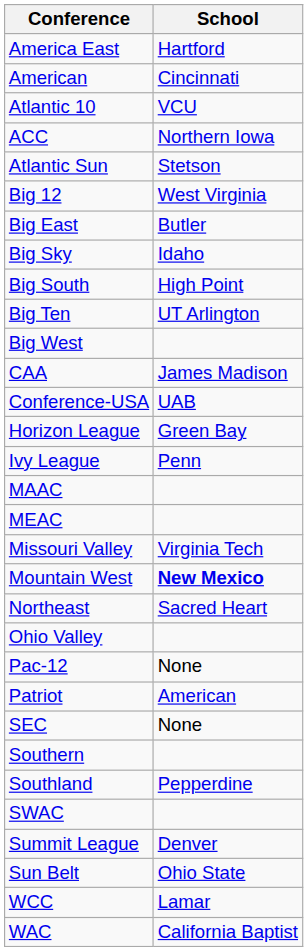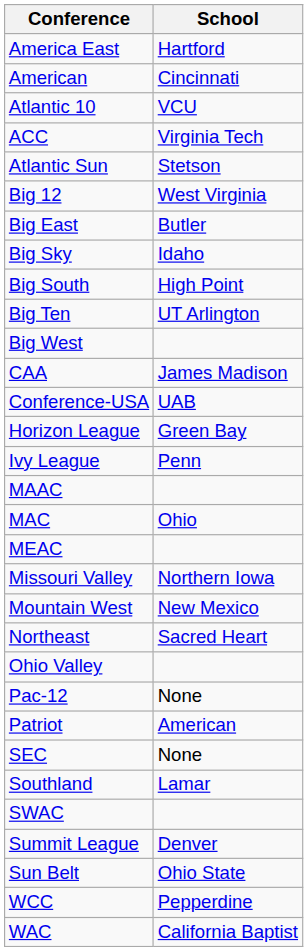(216, 136) Northern Iowa -> (211, 136) Virginia Tech
+ row: (29, 519)
(211, 549) Virginia Tech -> (216, 578) Northern Iowa
(211, 578) bold -> (208, 607) normal
- row: (47, 755)
(205, 784) Pepperdine -> (184, 784) Lamar
(184, 902) Lamar -> (205, 902) Pepperdine
